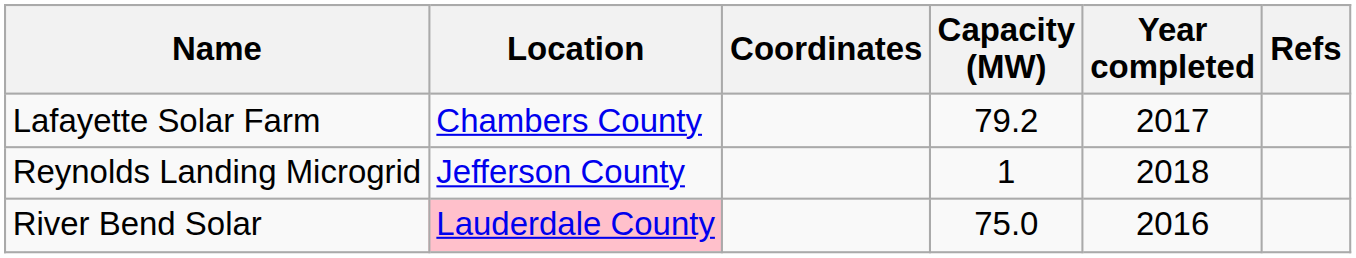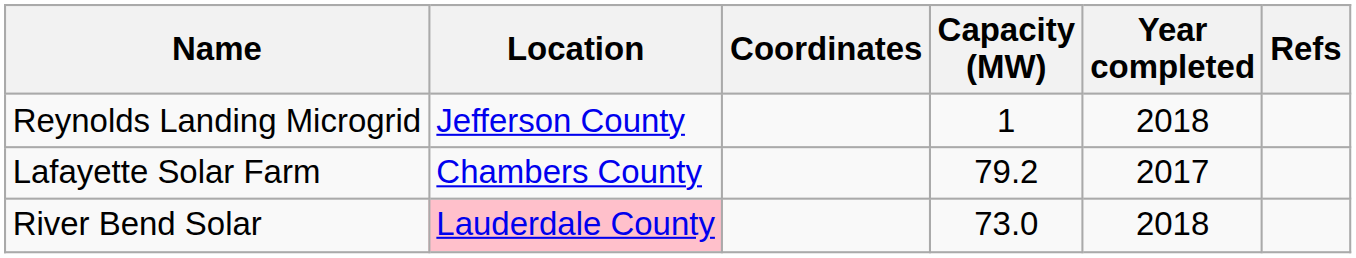rows swapped: (167, 119) <-> (217, 172)
(1006, 224) 75.0 -> (1006, 224) 73.0
(1173, 224) 2016 -> (1173, 224) 2018
